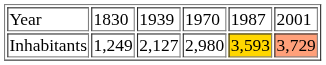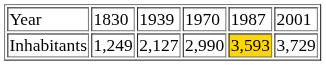(205, 45) 2,980 -> (205, 45) 2,990
(296, 45) lightsalmon background -> (296, 45) no background
